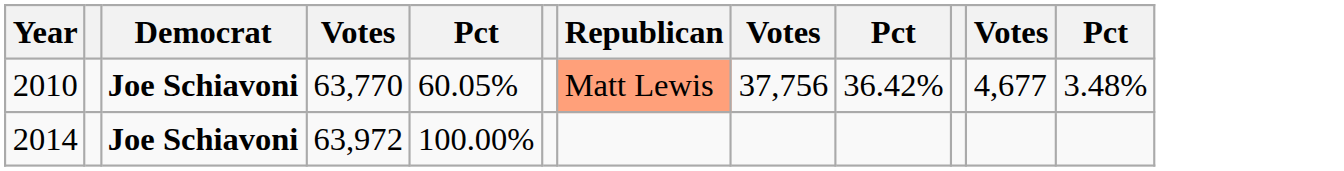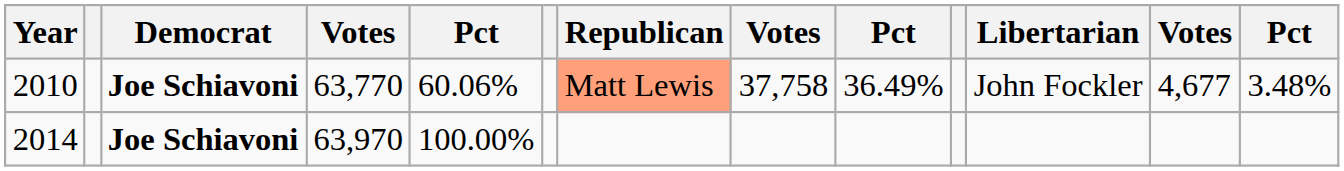+ column: (1058, 31)
(468, 85) 60.05% -> (468, 85) 60.06%
(783, 85) 37,756 -> (783, 85) 37,758
(893, 85) 36.42% -> (893, 85) 36.49%
(358, 138) 63,972 -> (358, 138) 63,970
